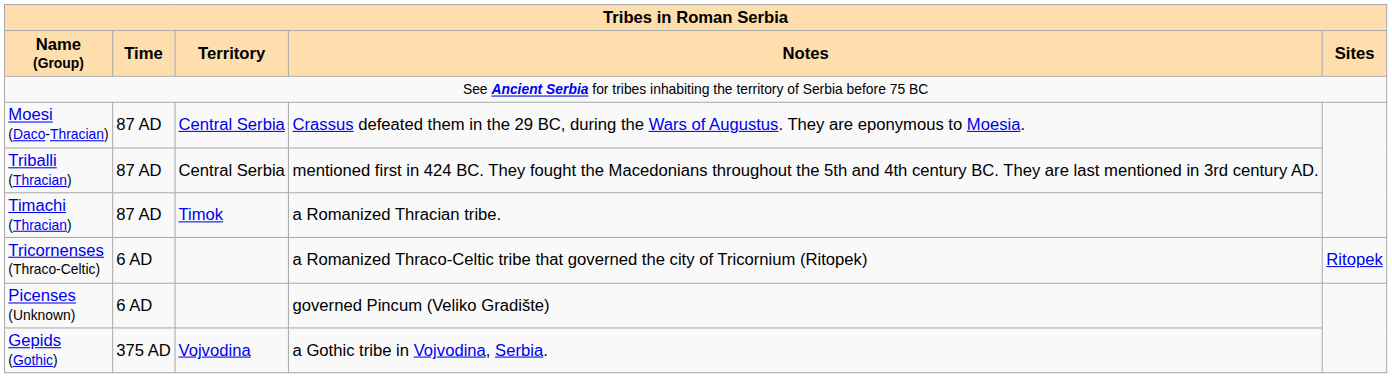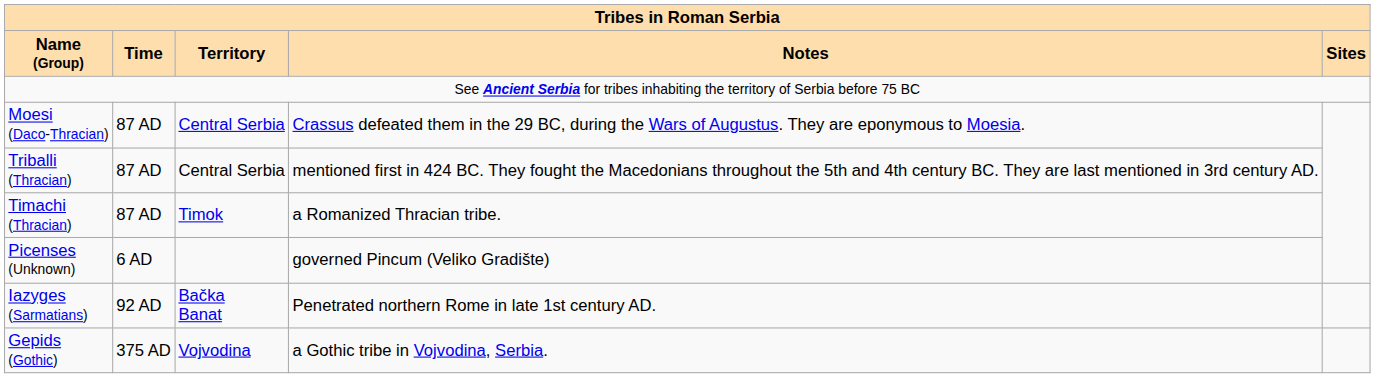- row: (56, 260)
+ row: (48, 305)
